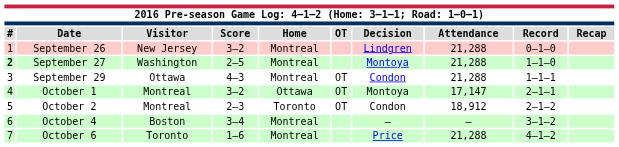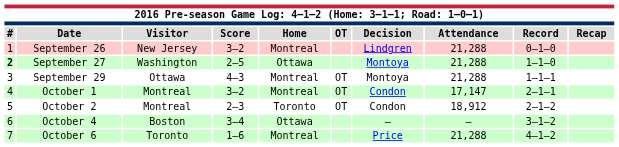(295, 62) Montreal -> (295, 62) Ottawa
(388, 77) Condon -> (388, 77) Montoya
(295, 91) Ottawa -> (295, 91) Montreal
(388, 91) Montoya -> (388, 91) Condon
(295, 121) Montreal -> (295, 121) Ottawa
